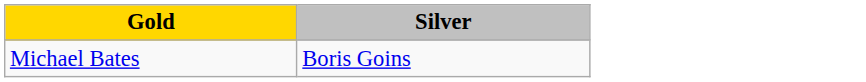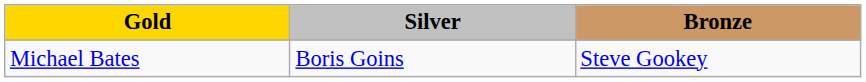+ column: (718, 22)
